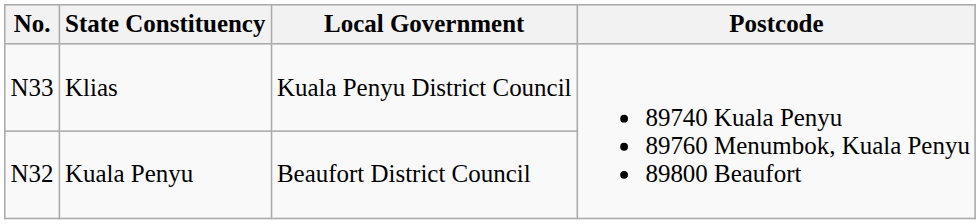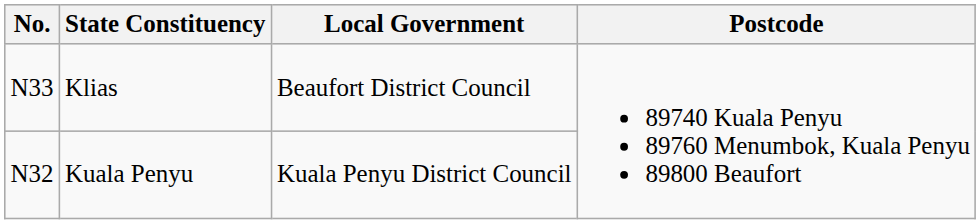(424, 87) Kuala Penyu District Council -> (404, 87) Beaufort District Council
(404, 174) Beaufort District Council -> (424, 174) Kuala Penyu District Council
